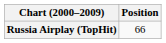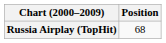(140, 30) 66 -> (140, 30) 68
